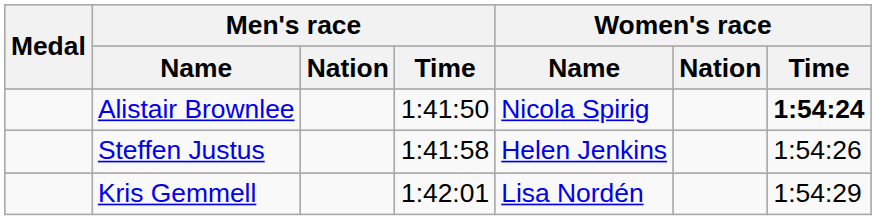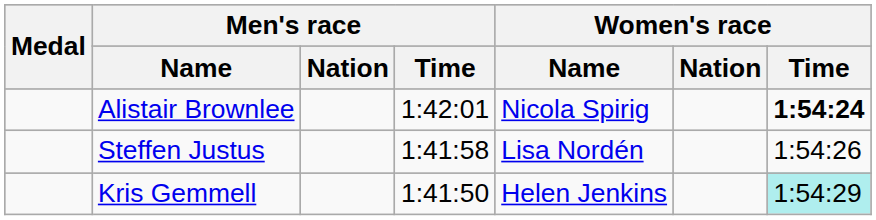(445, 109) 1:41:50 -> (445, 109) 1:42:01
(584, 151) Helen Jenkins -> (572, 151) Lisa Nordén
(445, 192) 1:42:01 -> (445, 192) 1:41:50
(572, 192) Lisa Nordén -> (584, 192) Helen Jenkins
(818, 192) no background -> (818, 192) paleturquoise background
